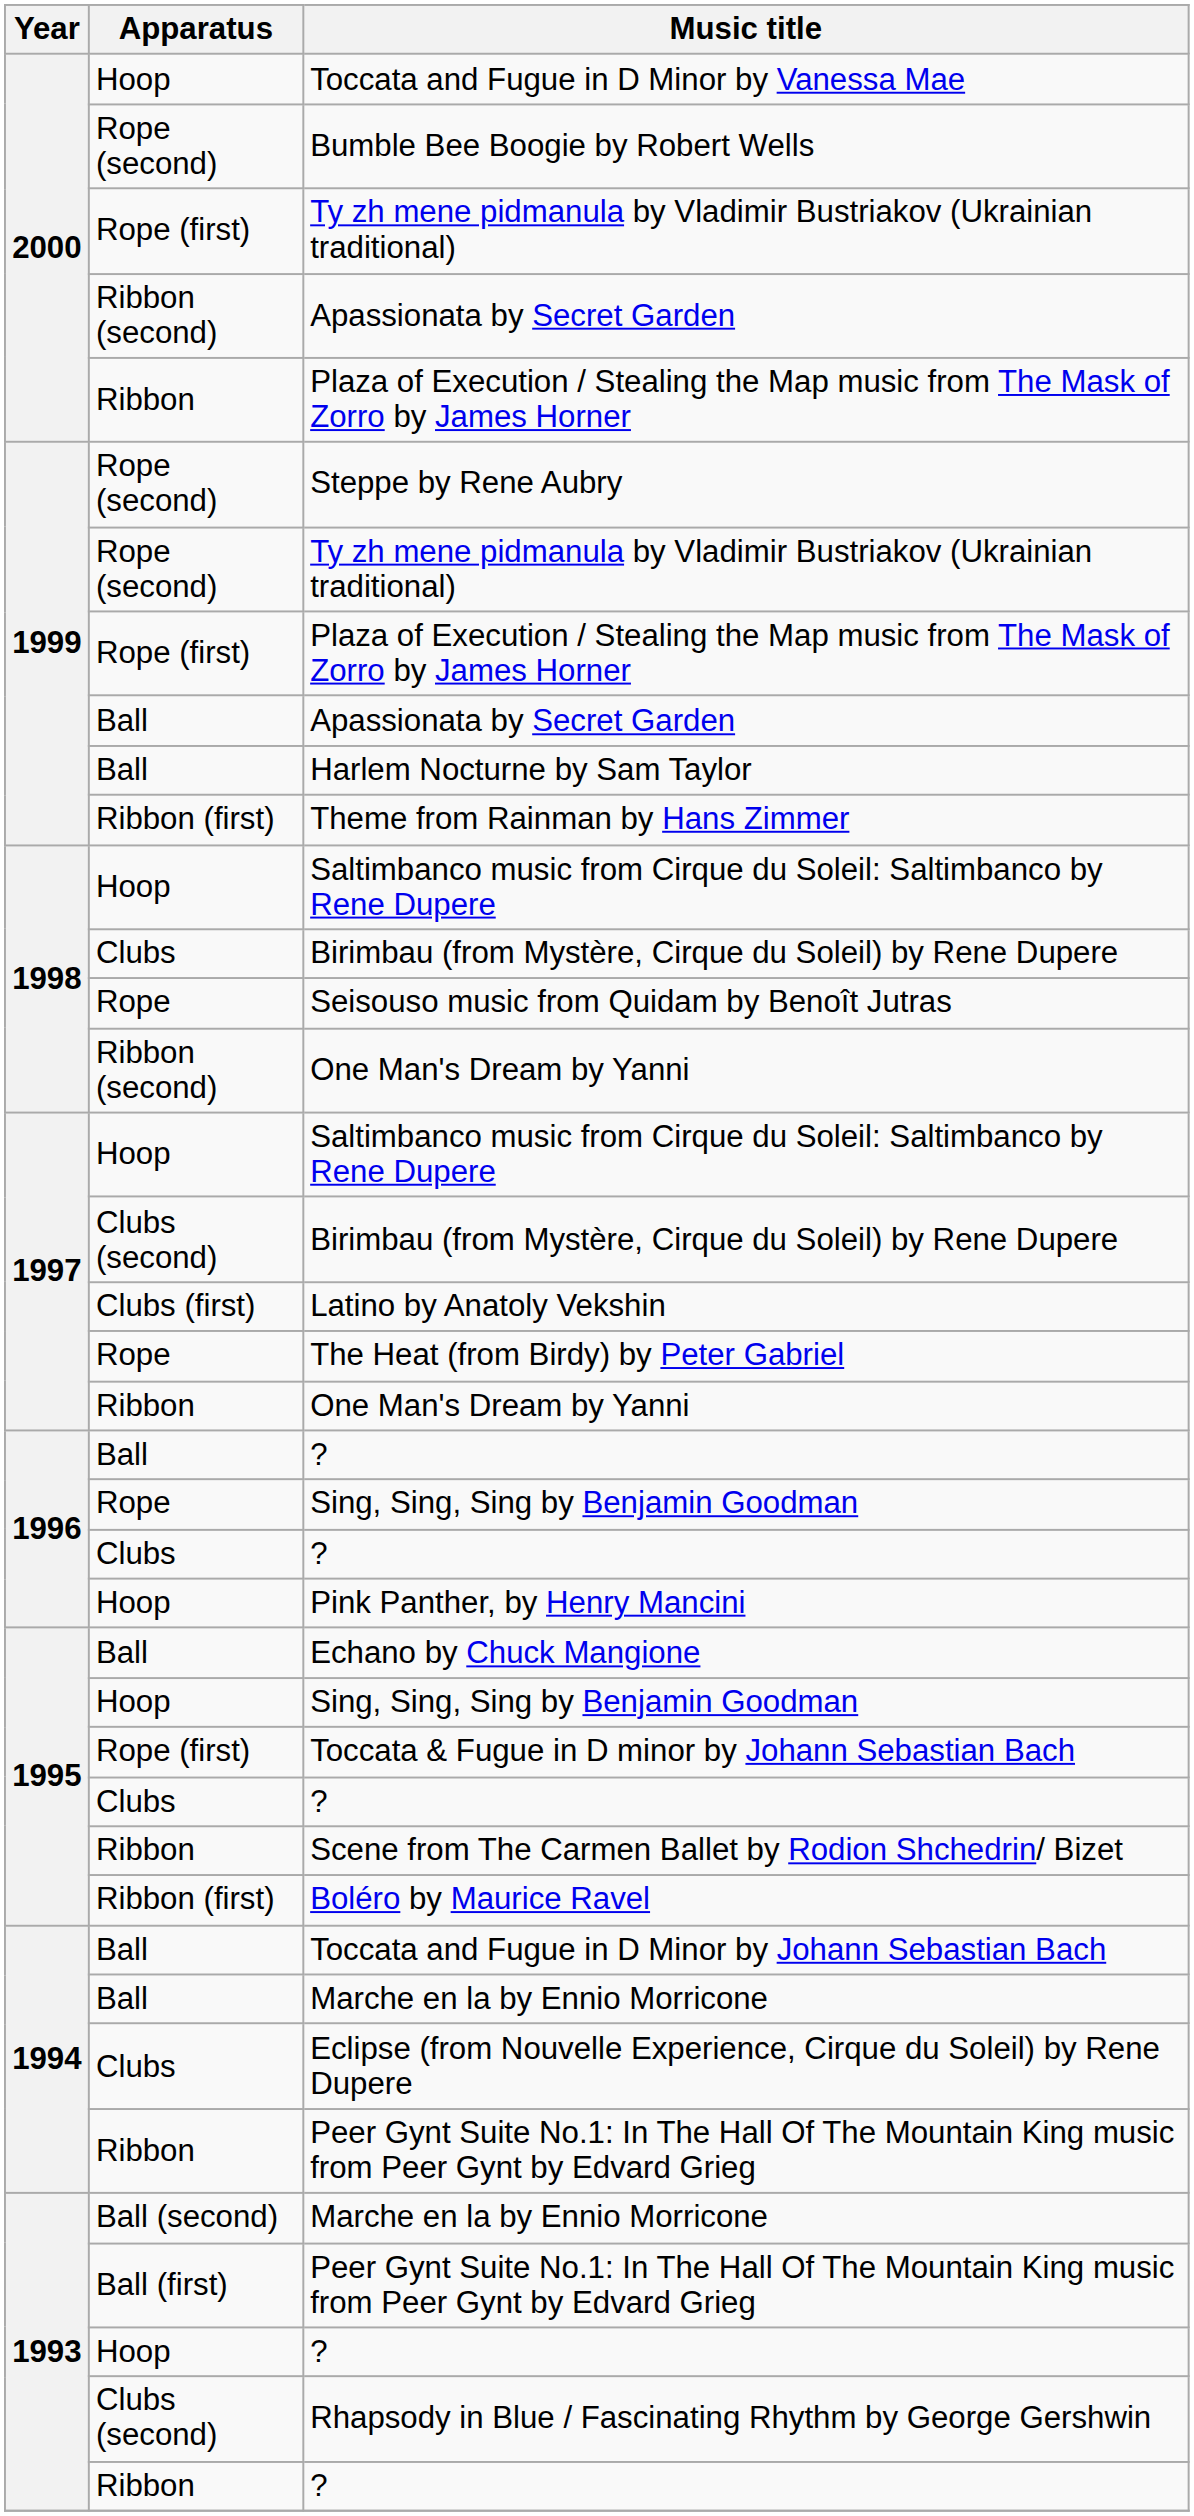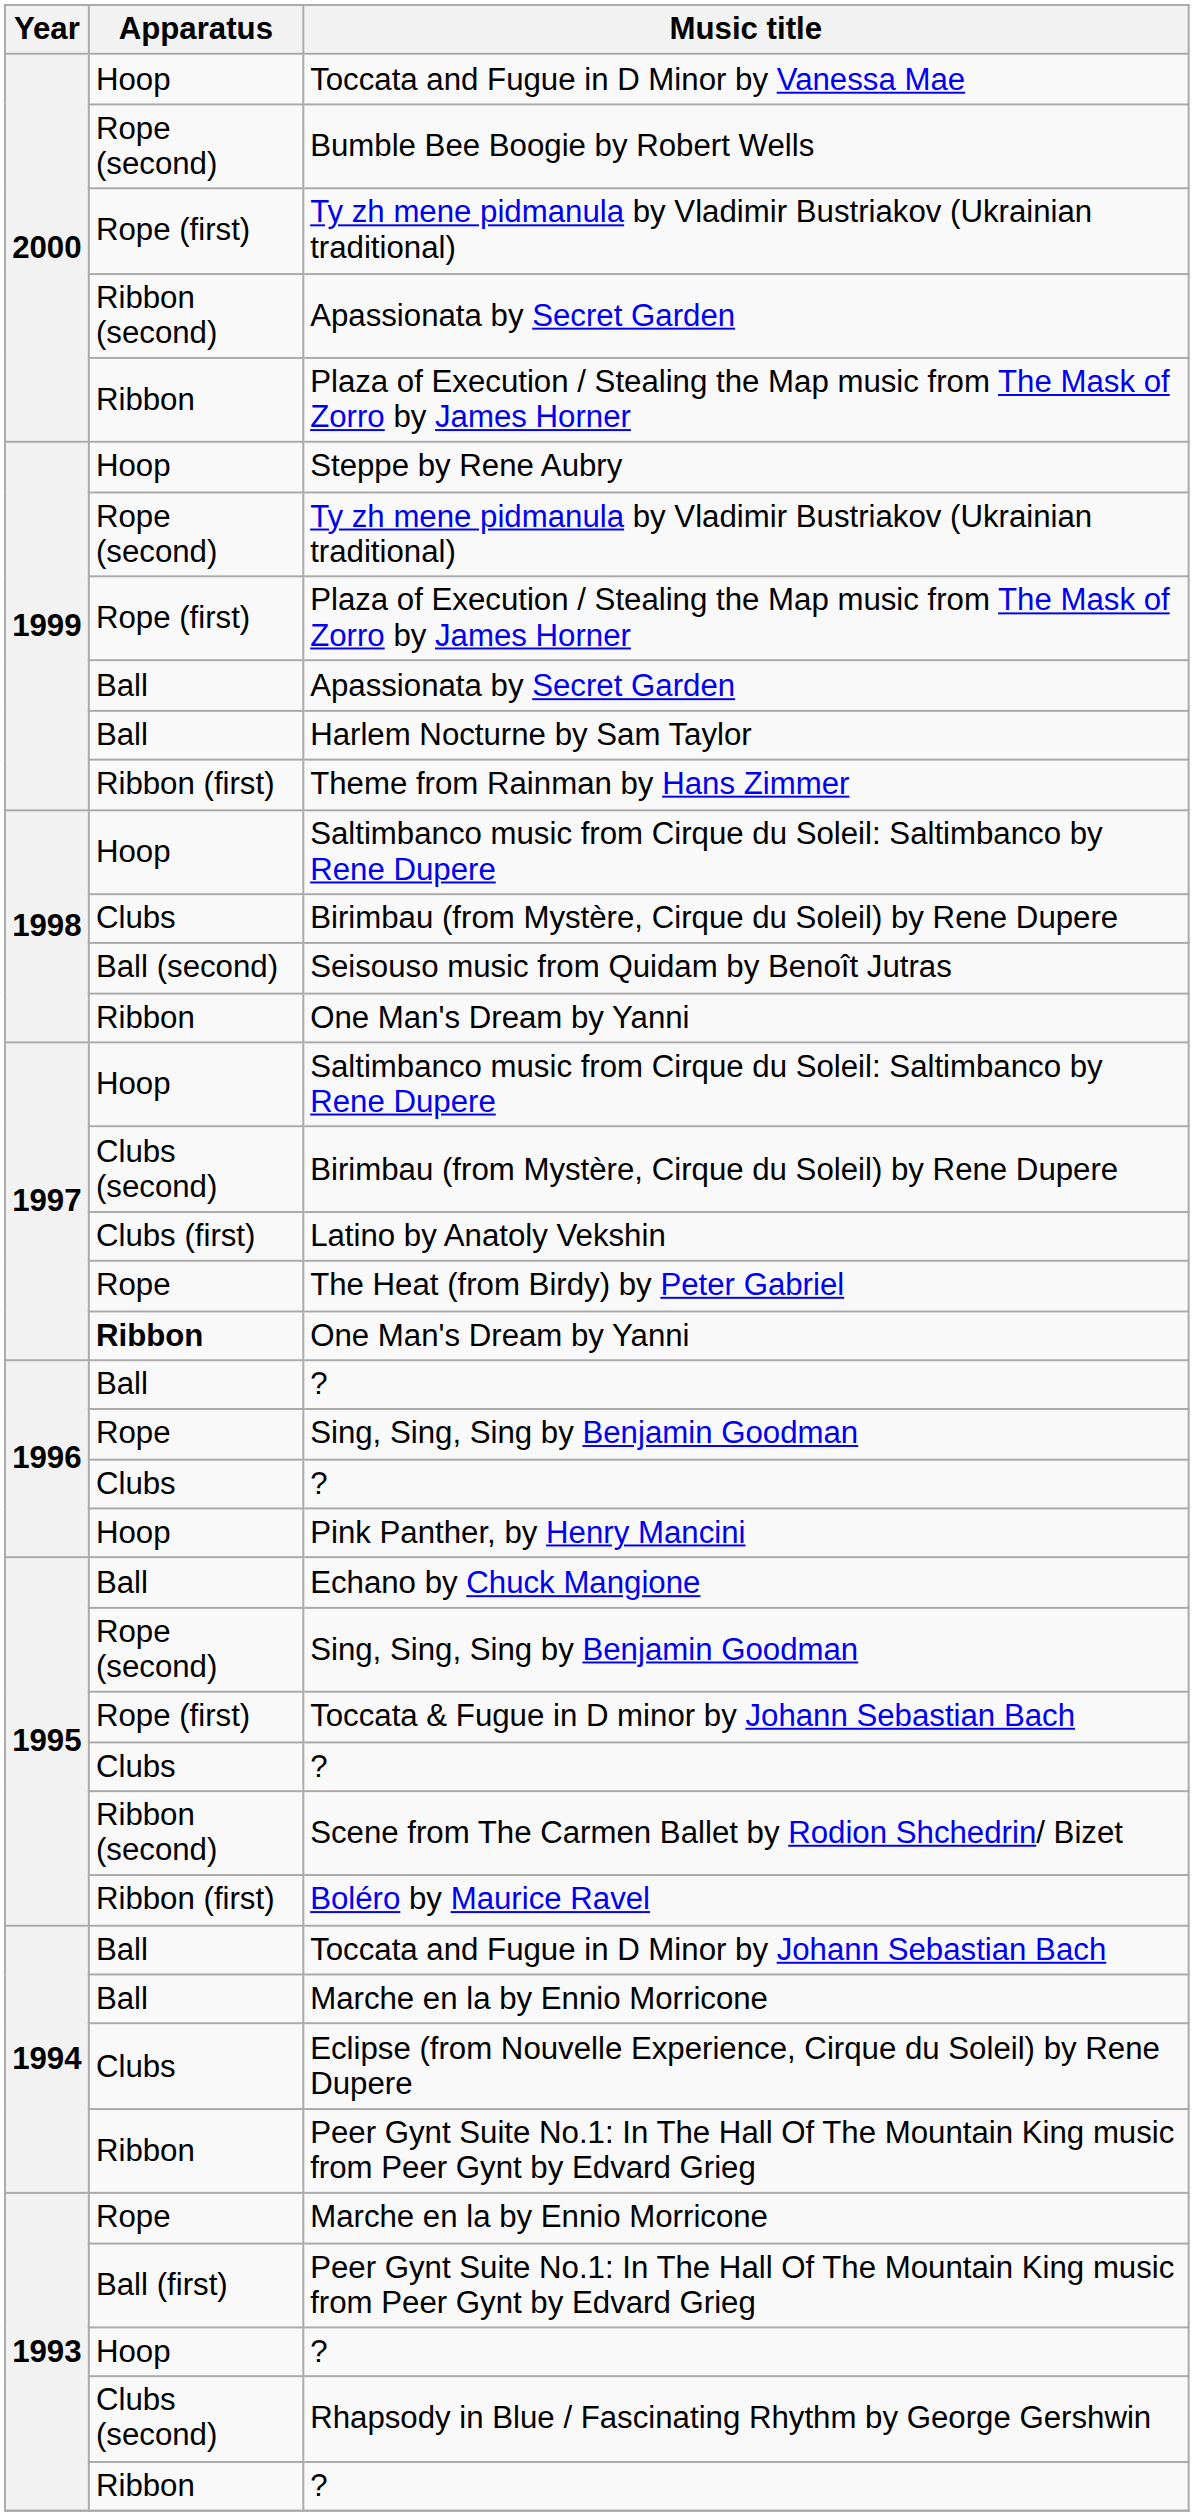(157, 484) Rope (second) -> (133, 466) Hoop
(133, 1002) Rope -> (187, 967) Ball (second)
(157, 1069) Ribbon (second) -> (145, 1017) Ribbon
(145, 1404) normal -> (150, 1334) bold
(133, 1701) Hoop -> (157, 1649) Rope (second)
(145, 1850) Ribbon -> (157, 1832) Ribbon (second)
(187, 2217) Ball (second) -> (133, 2217) Rope
